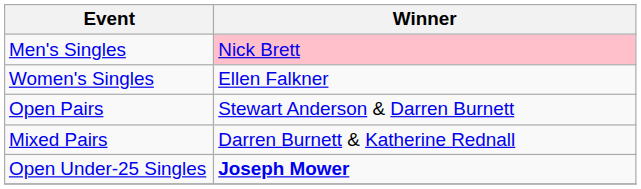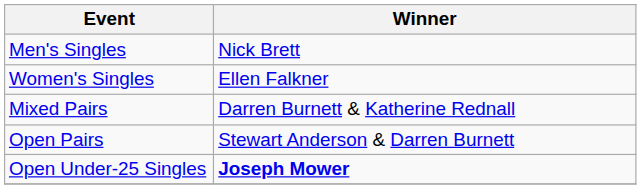(259, 49) pink background -> (259, 49) no background
rows swapped: (56, 109) <-> (58, 139)
